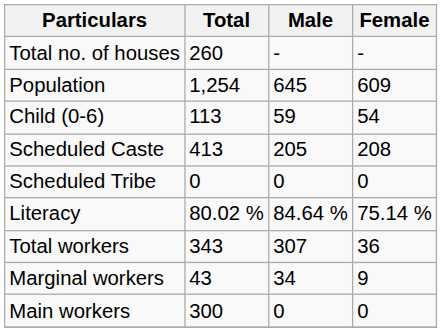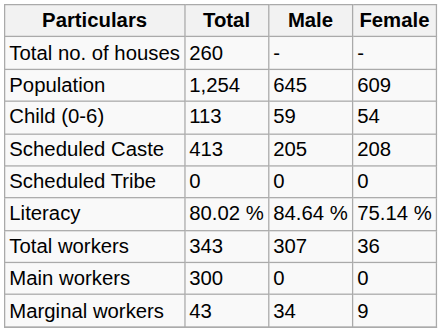rows swapped: (70, 310) <-> (87, 278)
